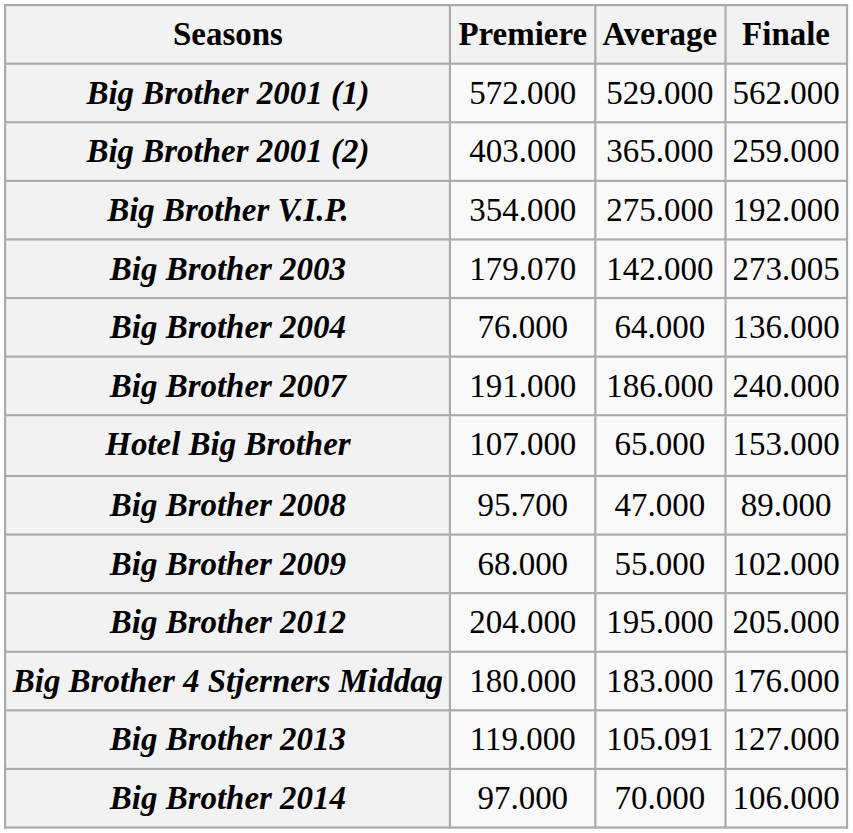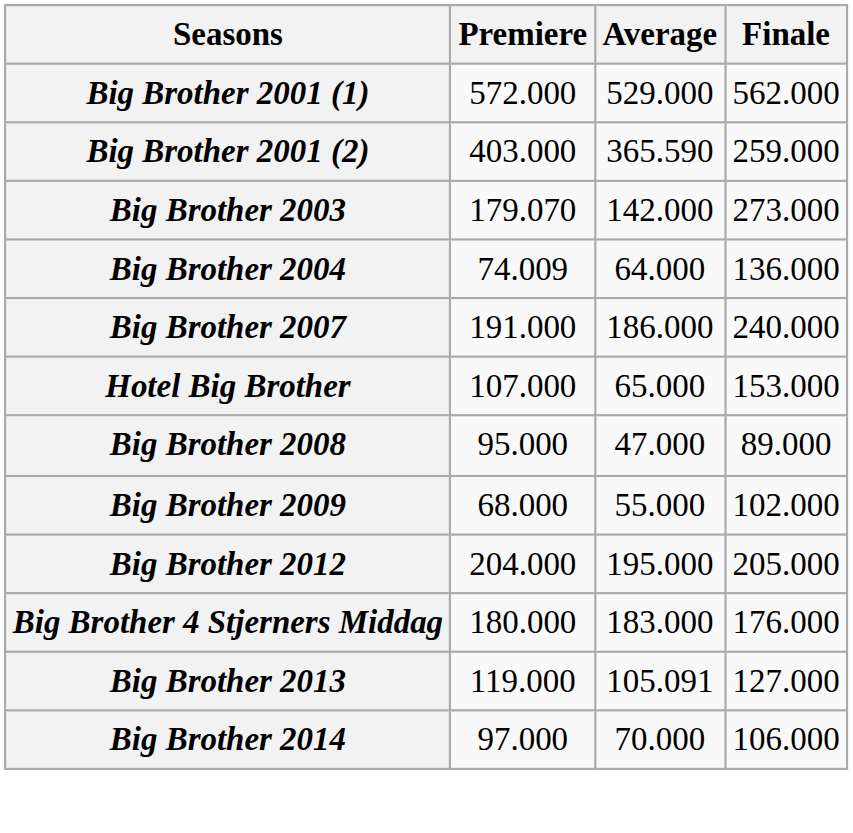(660, 151) 365.000 -> (660, 151) 365.590
- row: (228, 210)
(786, 268) 273.005 -> (786, 210) 273.000
(523, 327) 76.000 -> (523, 268) 74.009
(523, 503) 95.700 -> (523, 445) 95.000
